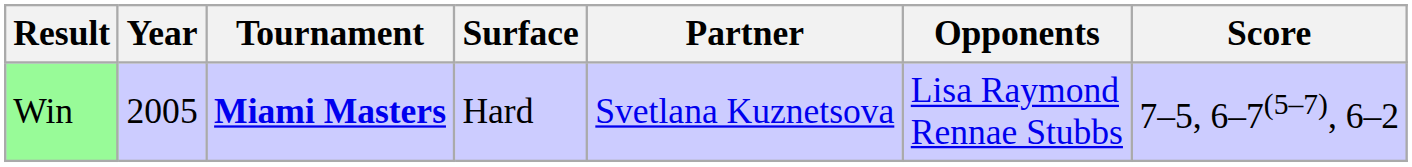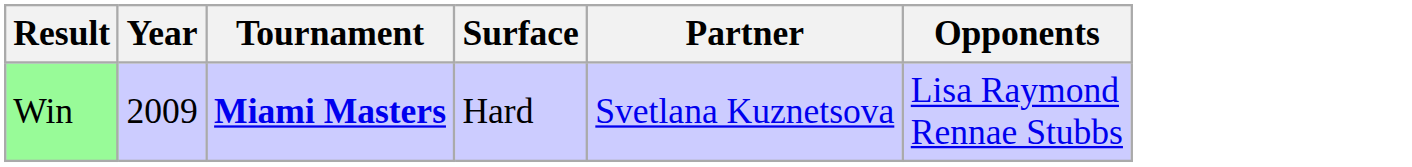- column: (1269, 32)
(162, 111) 2005 -> (162, 111) 2009
